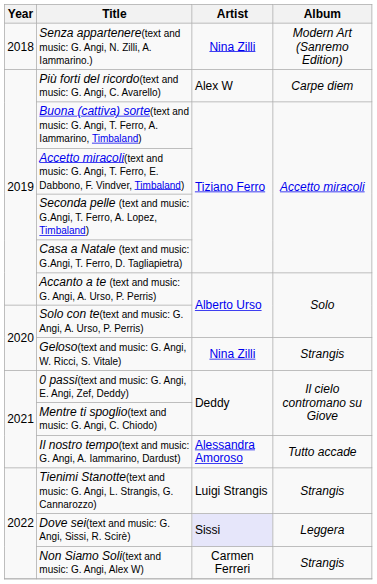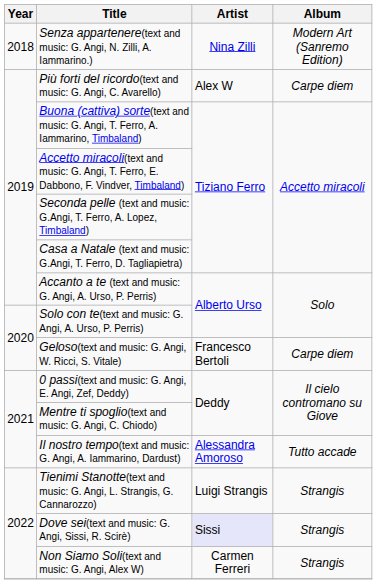(232, 354) Nina Zilli -> (223, 354) Francesco Bertoli
(322, 354) Strangis -> (322, 354) Carpe diem
(322, 530) Leggera -> (322, 530) Strangis
